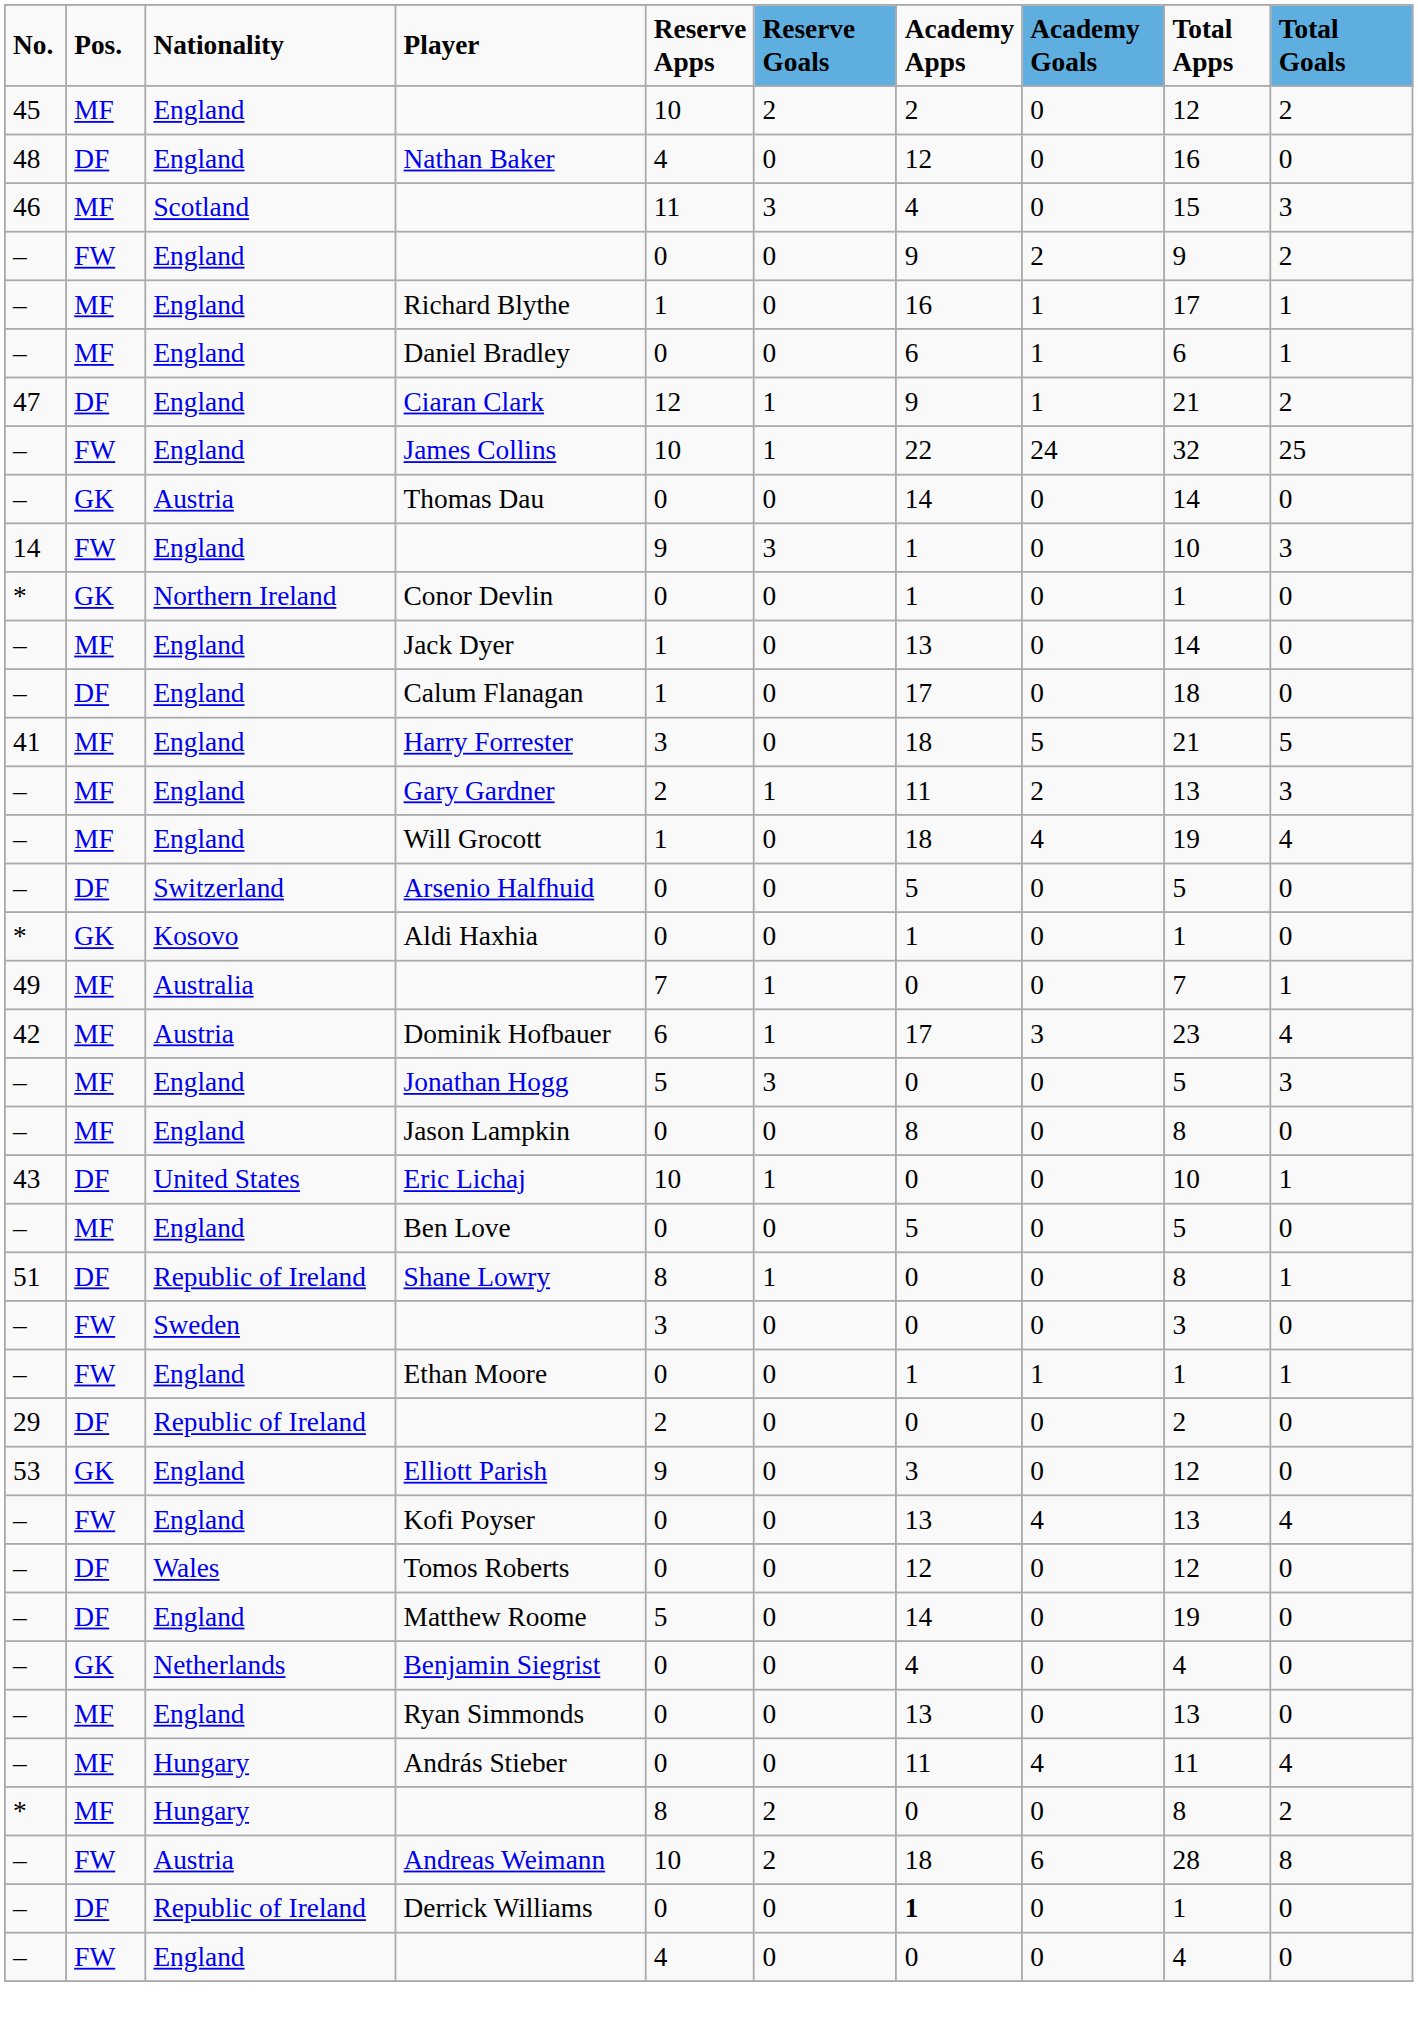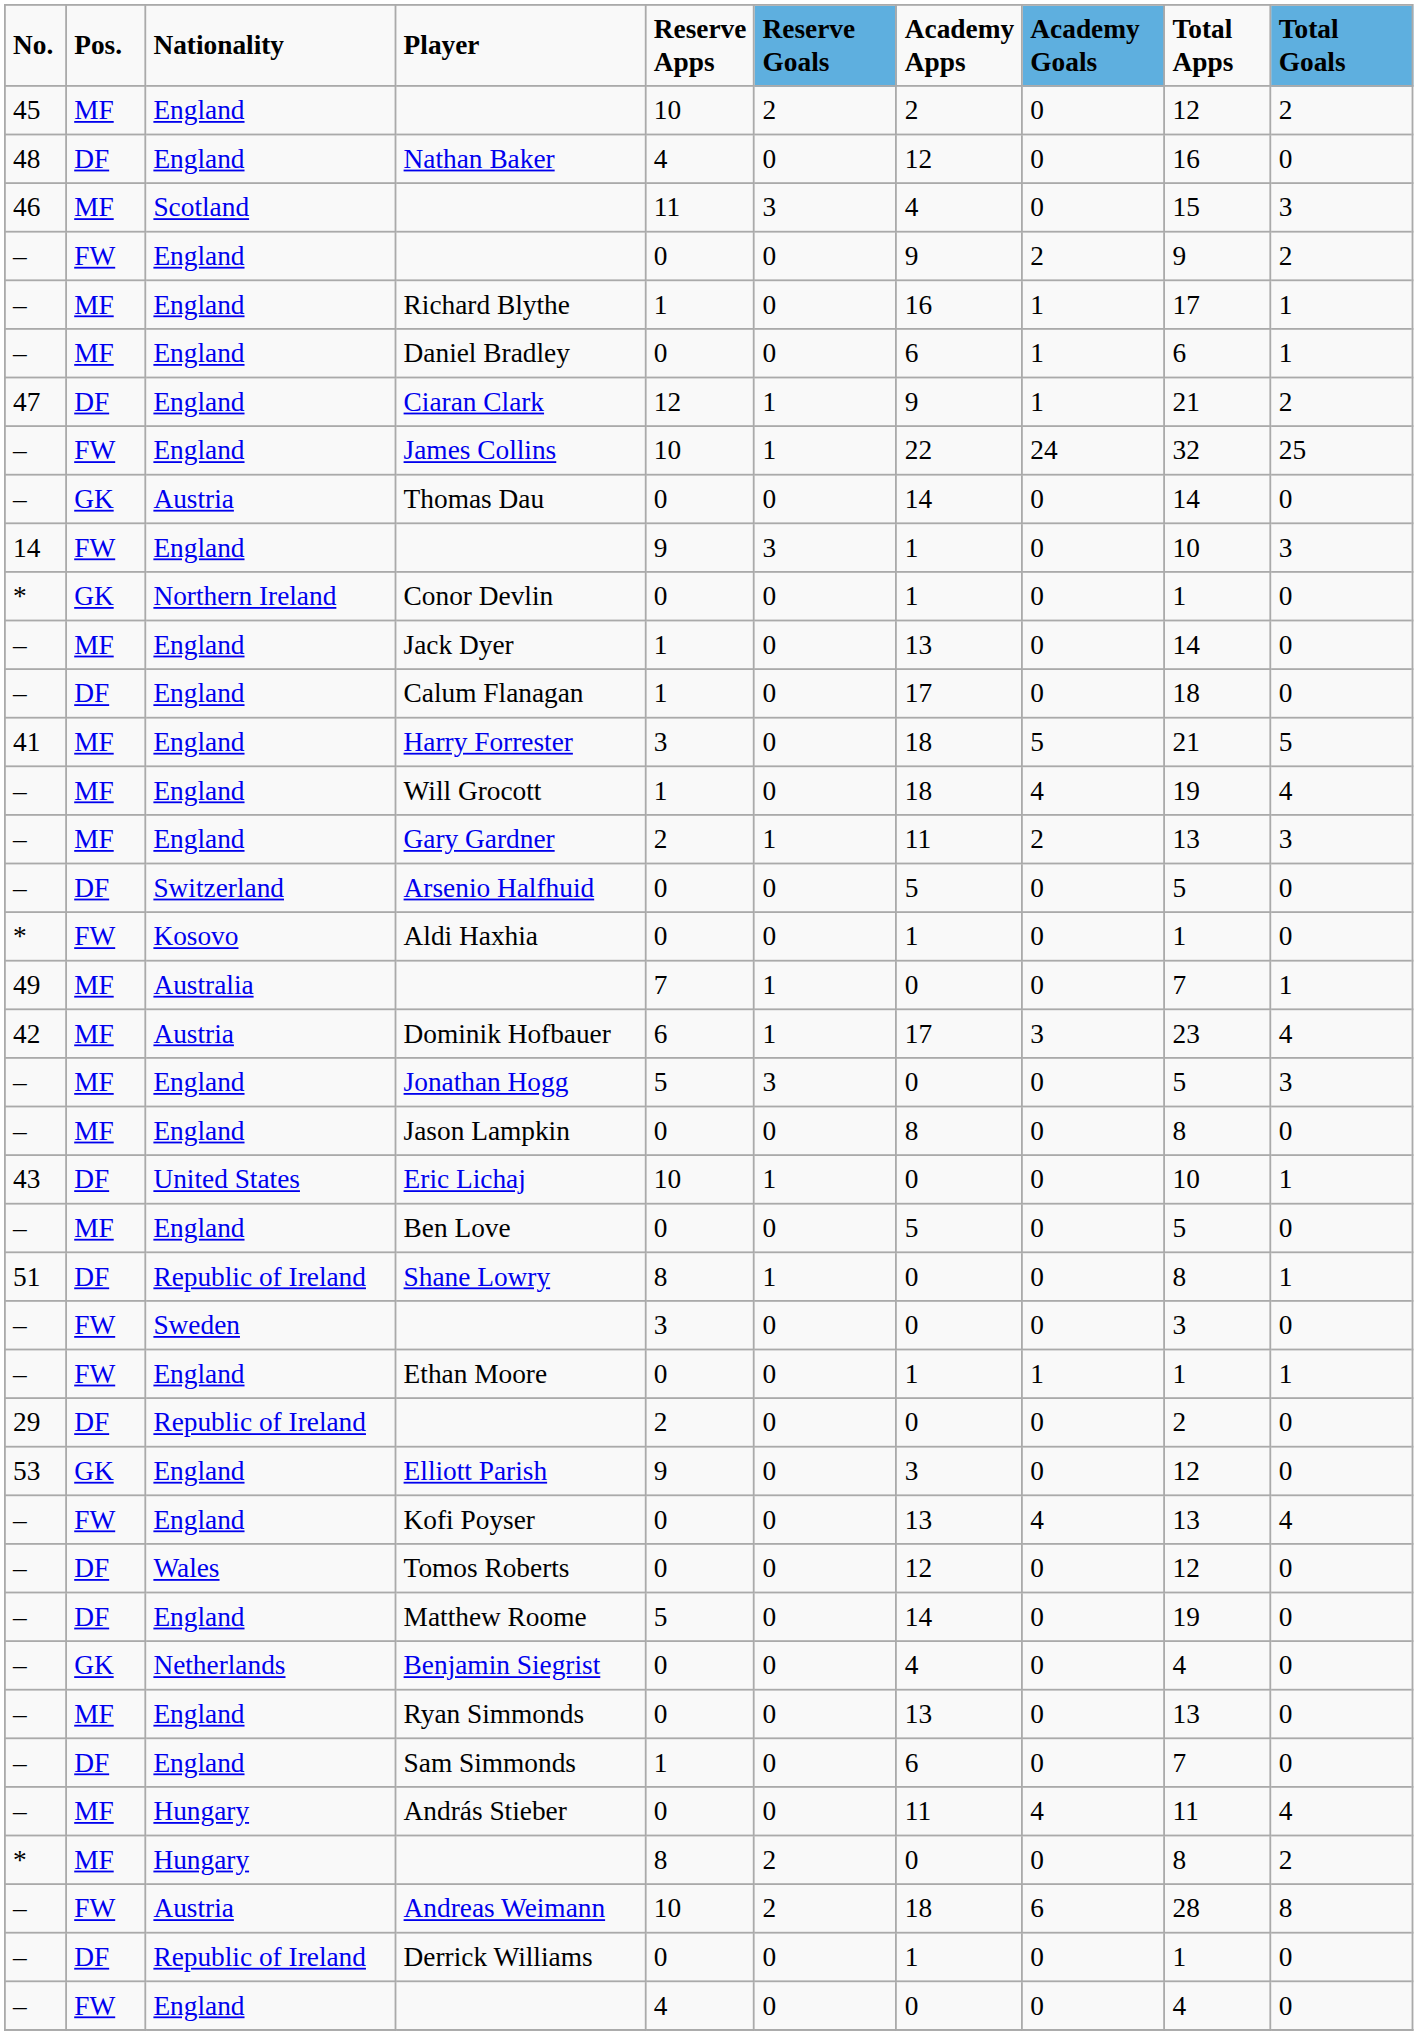rows swapped: (20, 790) <-> (20, 838)
(94, 936) GK -> (95, 936) FW
+ row: (20, 1762)
(912, 1908) bold -> (912, 1956) normal
